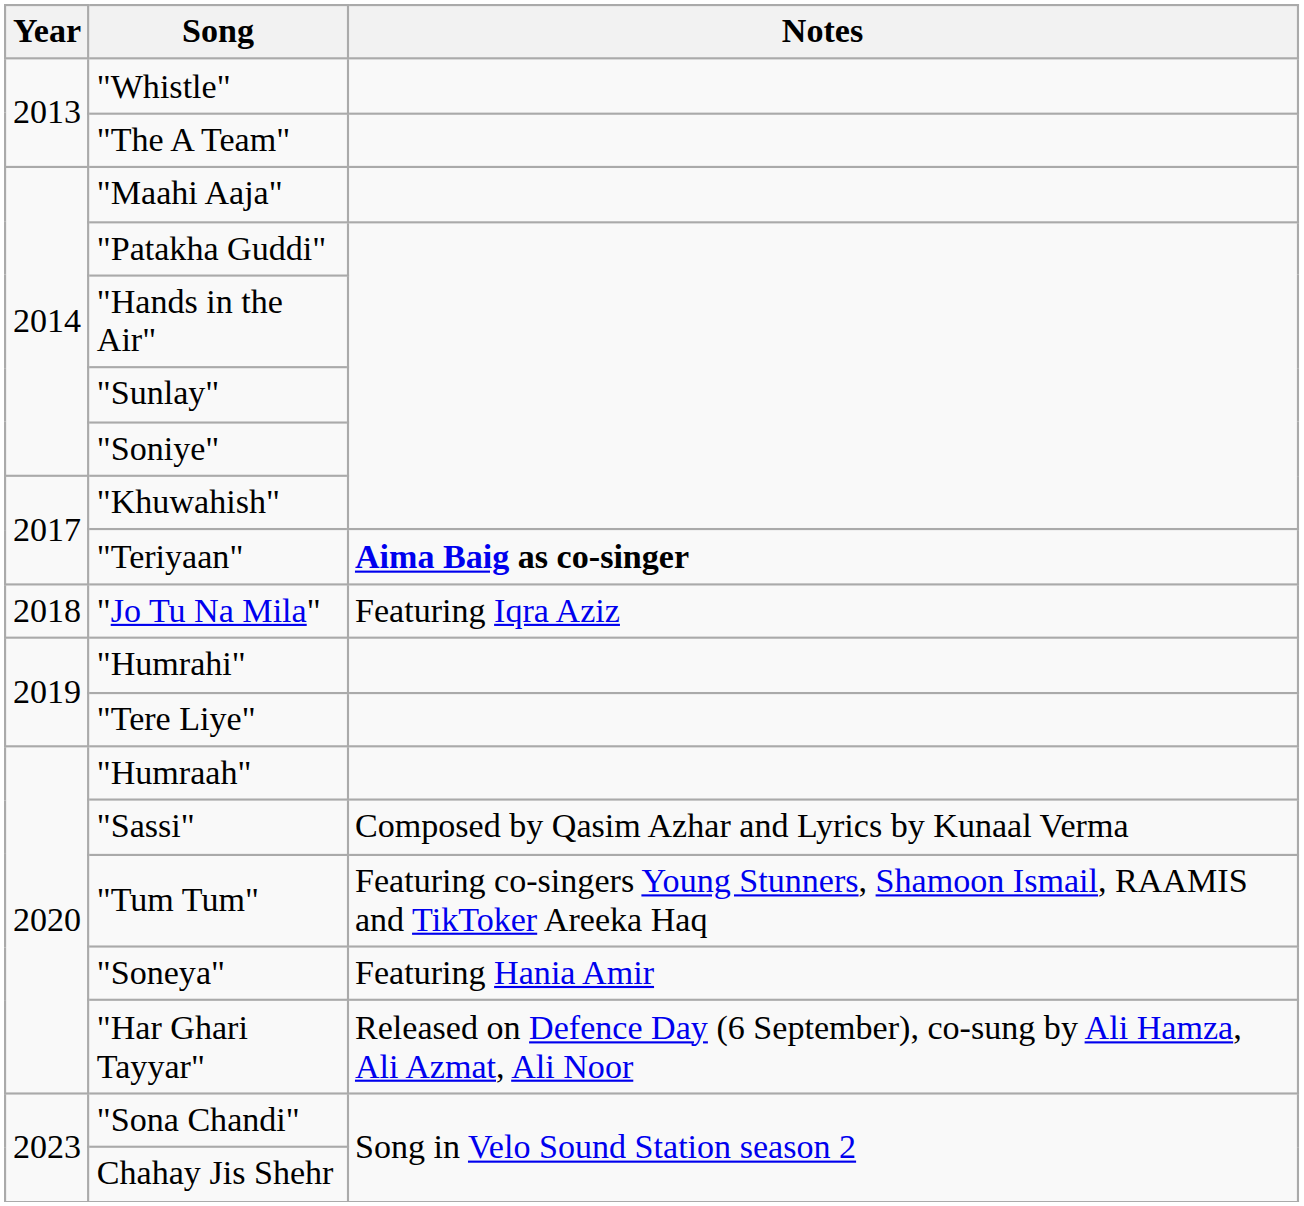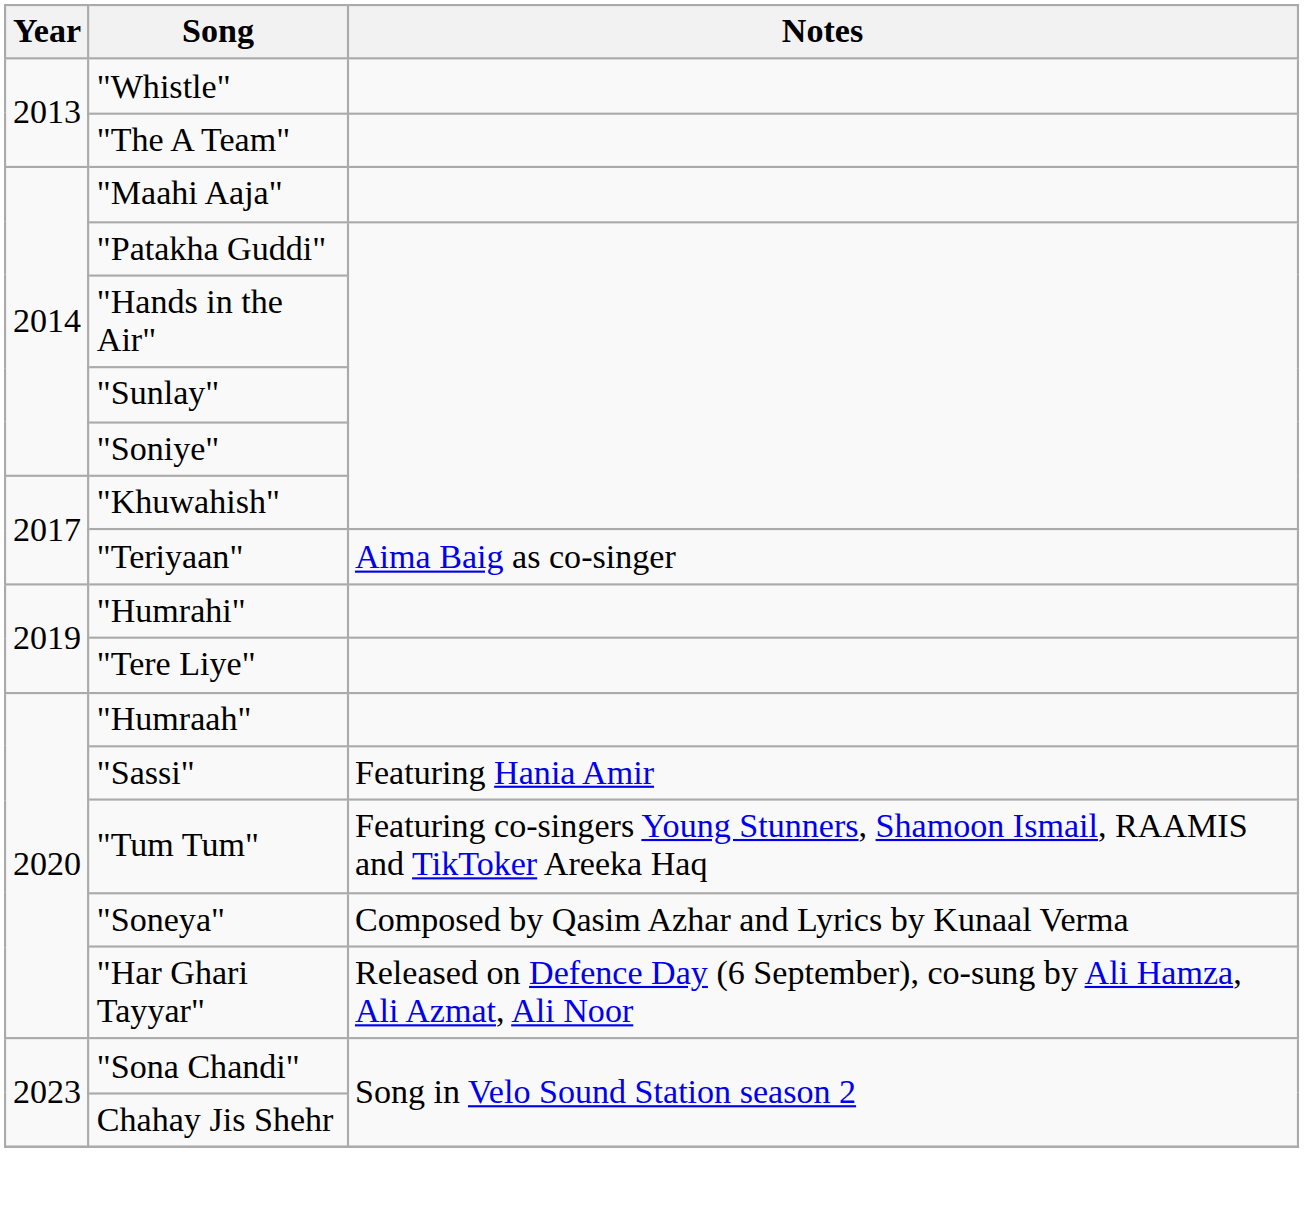(522, 556) bold -> (515, 556) normal
- row: (209, 610)
(742, 826) Composed by Qasim Azhar and Lyrics by Kunaal Verma -> (505, 772) Featuring Hania Amir
(505, 972) Featuring Hania Amir -> (742, 918) Composed by Qasim Azhar and Lyrics by Kunaal Verma
